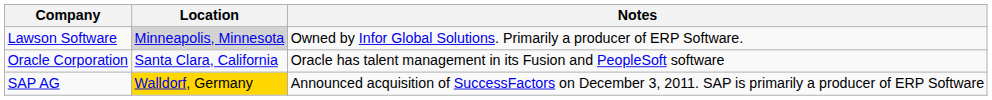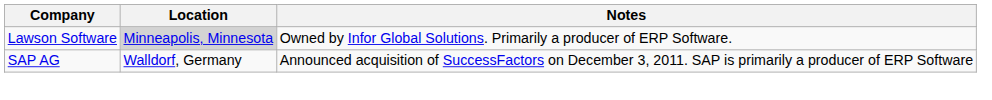- row: (68, 60)
(194, 83) gold background -> (183, 60) no background
